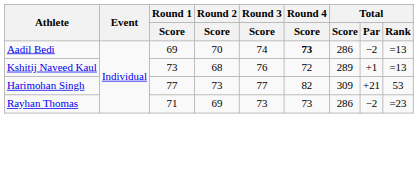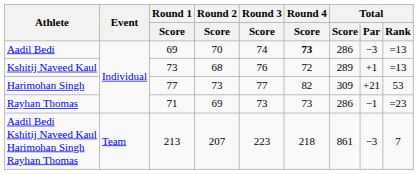(372, 50) −2 -> (372, 50) −3
(372, 104) −2 -> (372, 104) −1
+ row: (52, 141)
